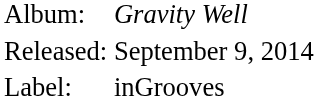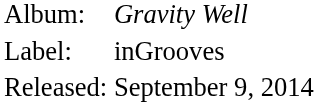rows swapped: (38, 87) <-> (56, 51)
